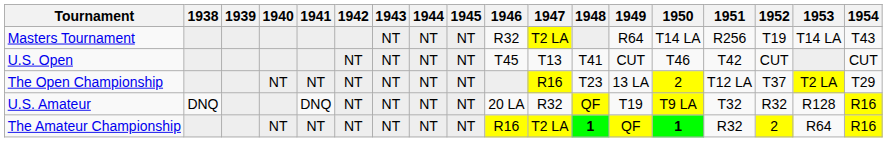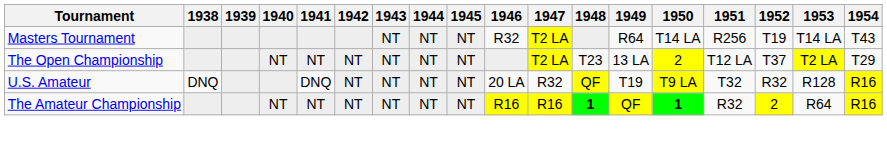- row: (40, 60)
(550, 82) R16 -> (550, 60) T2 LA
(550, 126) T2 LA -> (550, 104) R16
